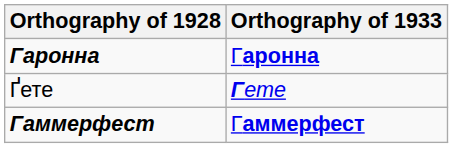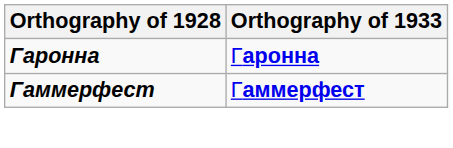- row: (31, 90)
